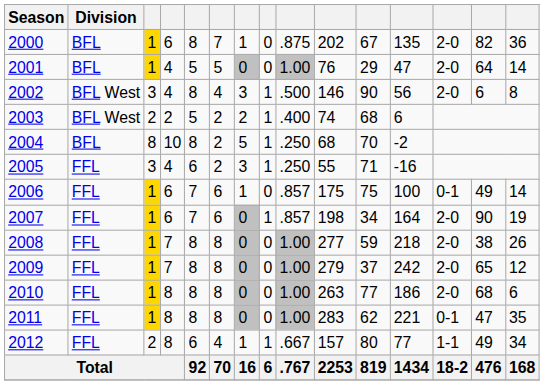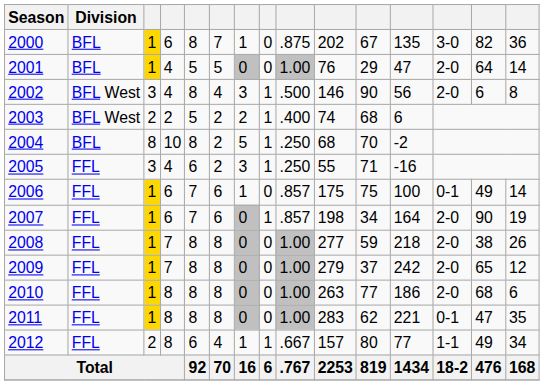(448, 42) 2-0 -> (448, 42) 3-0
